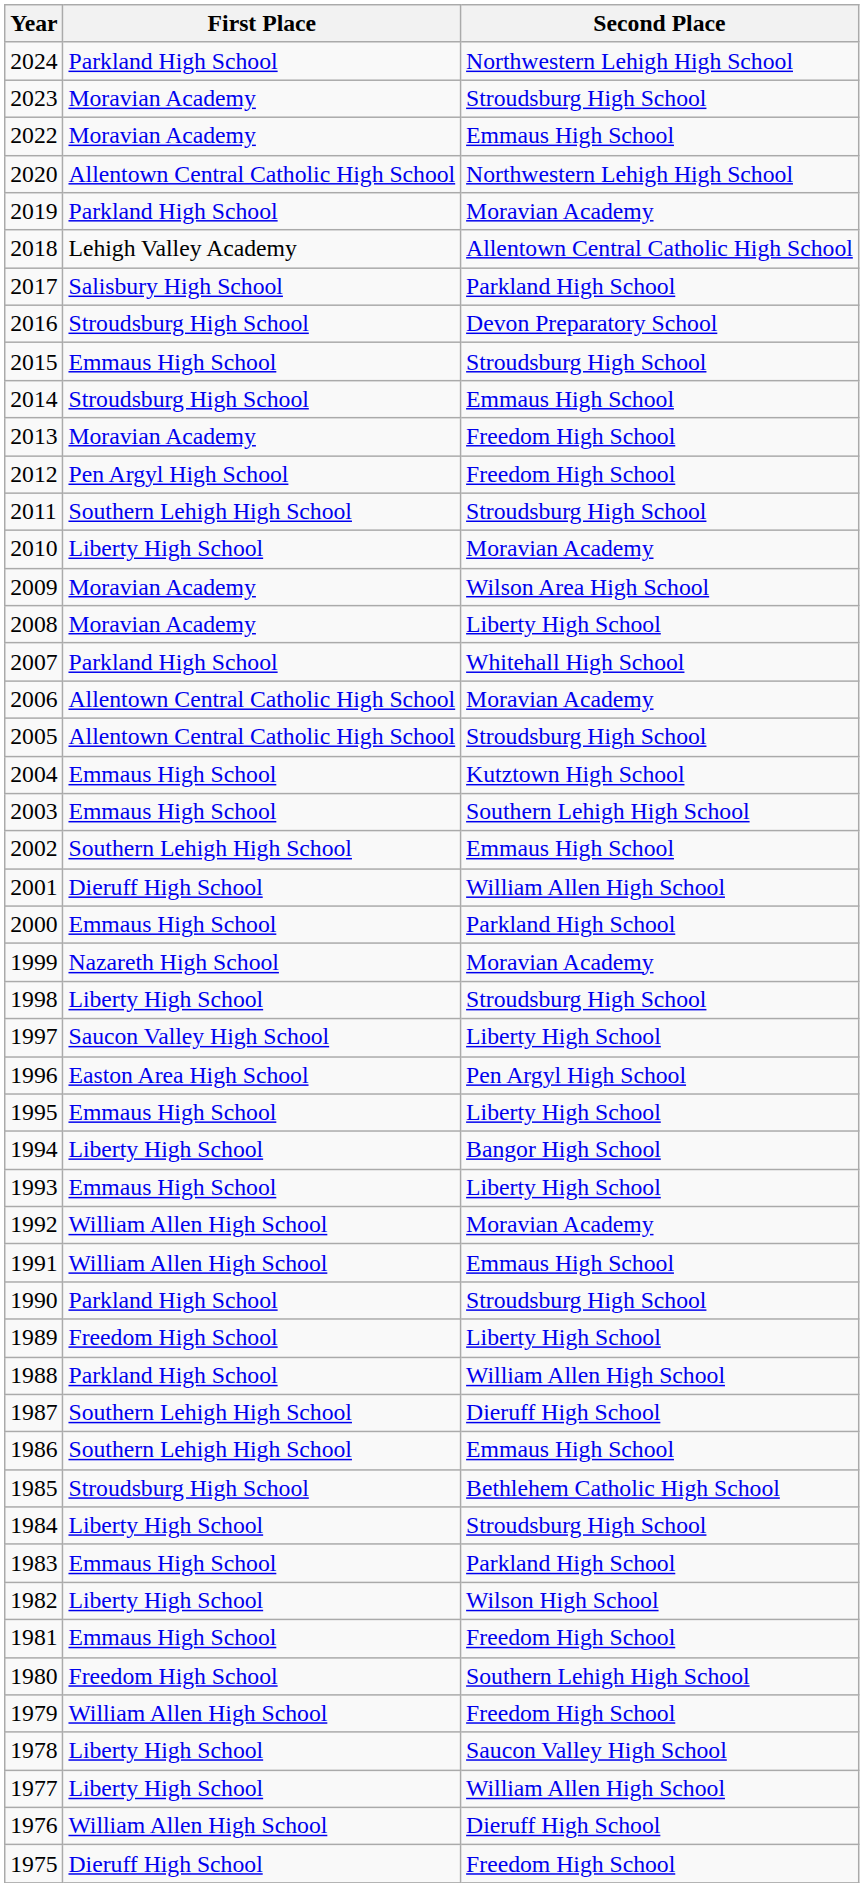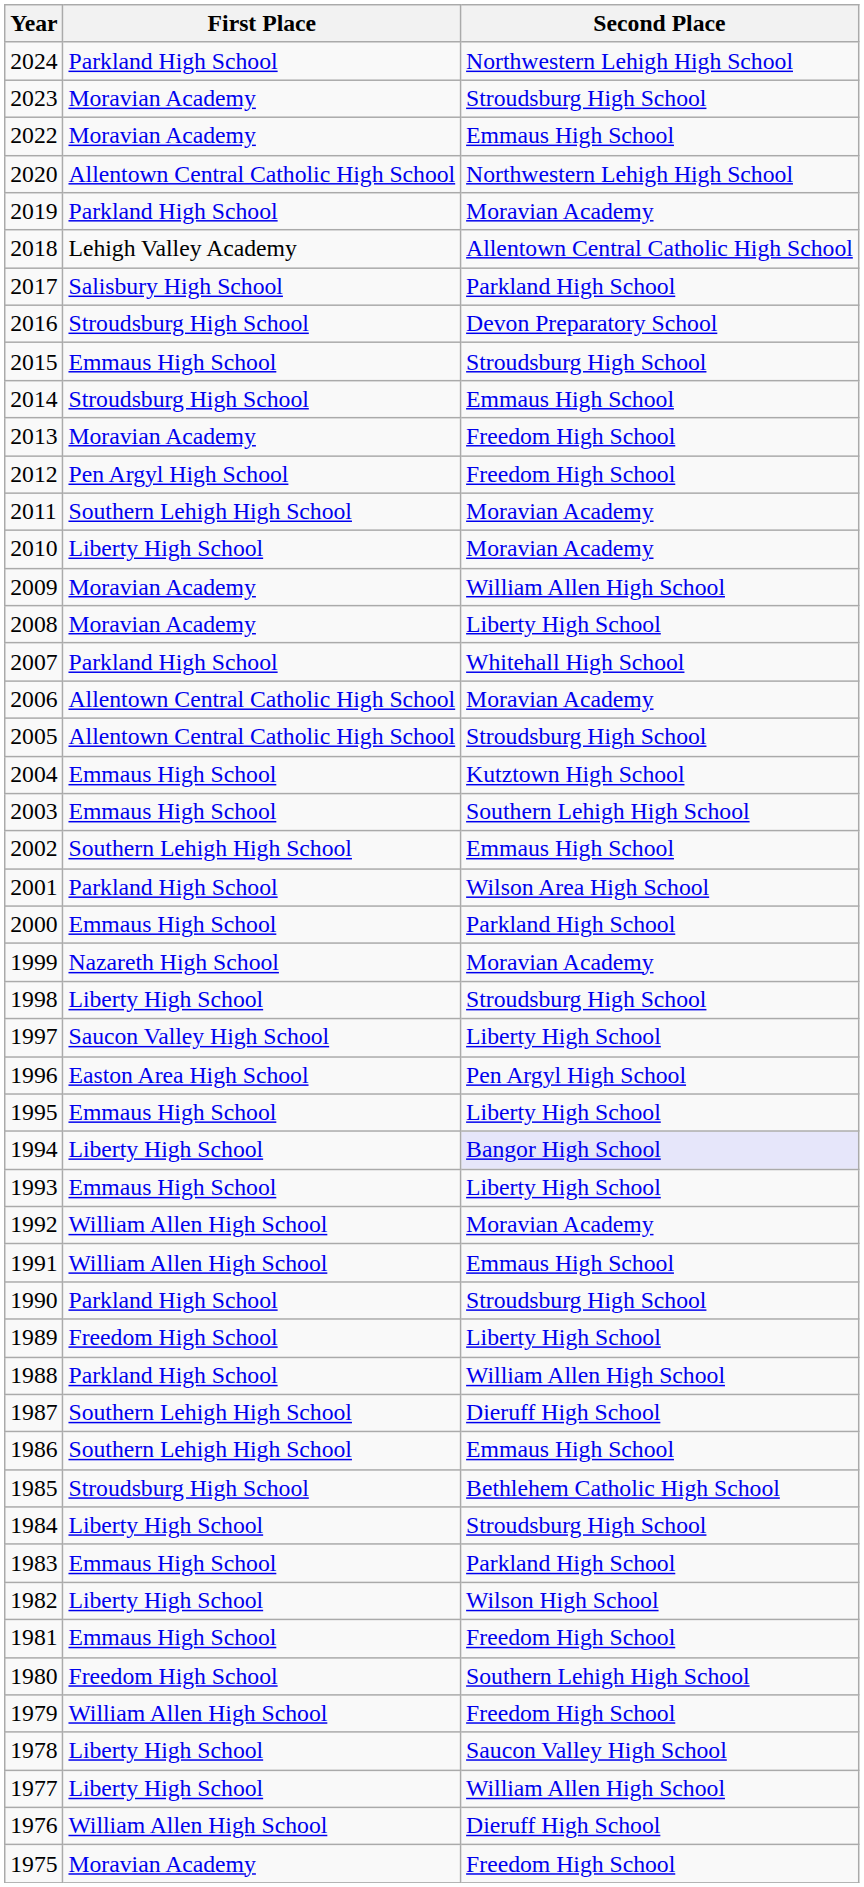(586, 511) Stroudsburg High School -> (560, 511) Moravian Academy
(588, 586) Wilson Area High School -> (596, 586) William Allen High School
(166, 887) Dieruff High School -> (173, 887) Parkland High School
(596, 887) William Allen High School -> (588, 887) Wilson Area High School
(563, 1149) no background -> (563, 1149) lavender background
(166, 1863) Dieruff High School -> (162, 1863) Moravian Academy
